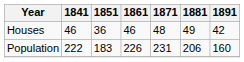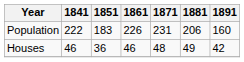rows swapped: (33, 48) <-> (26, 30)
